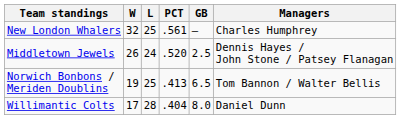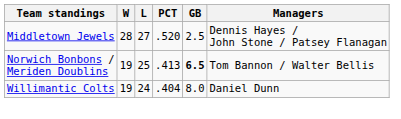- row: (64, 30)
(132, 53) 26 -> (126, 36) 28
(150, 53) 24 -> (144, 36) 27
(201, 83) normal -> (195, 66) bold
(132, 106) 17 -> (126, 89) 19
(150, 106) 28 -> (144, 89) 24
